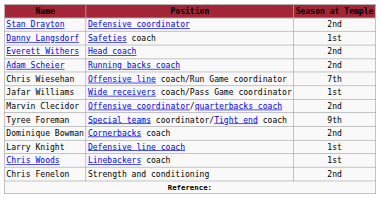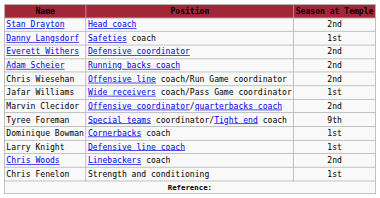(139, 24) Defensive coordinator -> (112, 24) Head coach
(112, 52) Head coach -> (139, 52) Defensive coordinator
(335, 79) 7th -> (335, 79) 2nd
(335, 133) 2nd -> (335, 133) 1st
(335, 160) 1st -> (335, 160) 2nd
(335, 174) 2nd -> (335, 174) 1st
